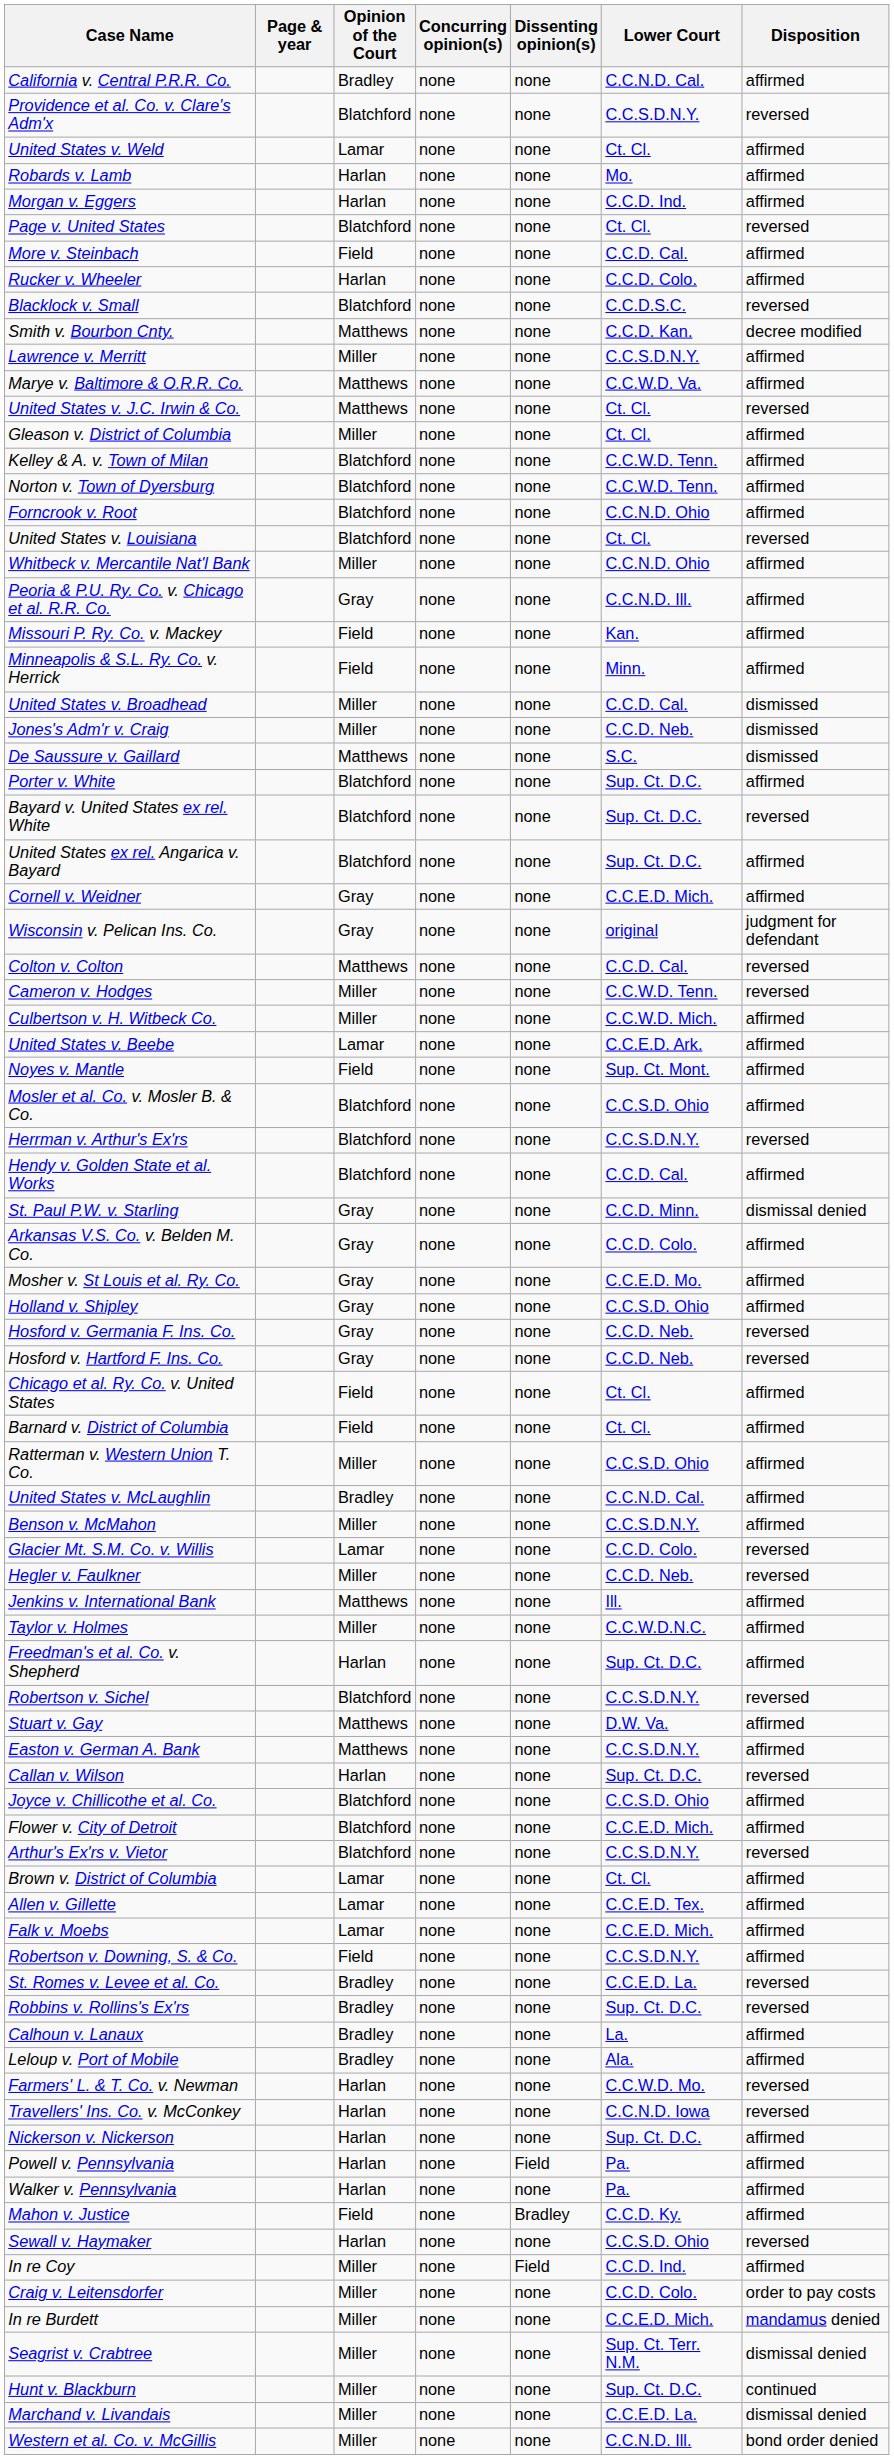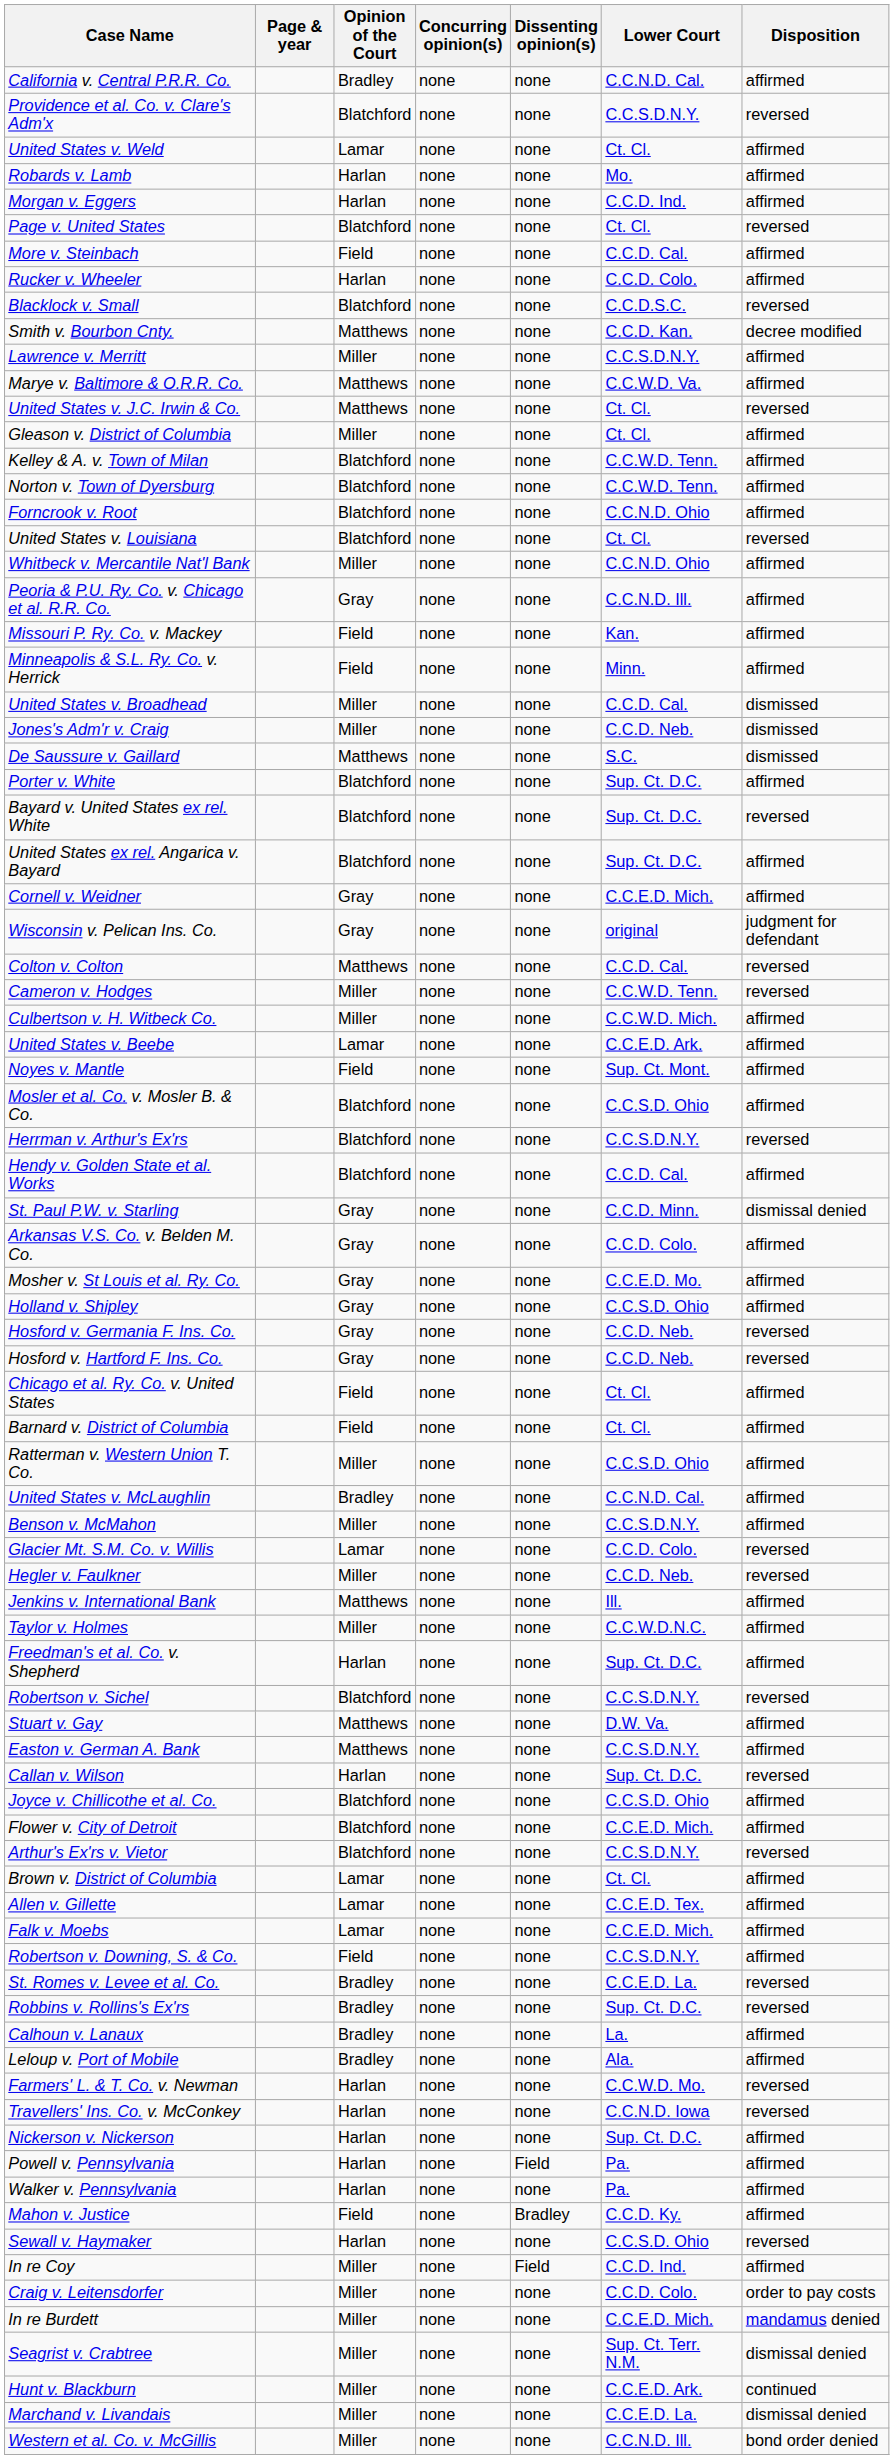(653, 2389) Sup. Ct. D.C. -> (654, 2389) C.C.E.D. Ark.
